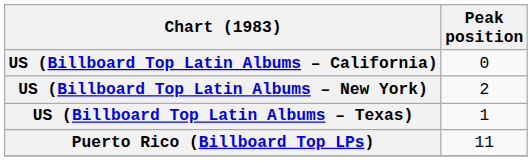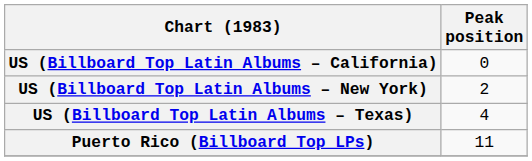(484, 116) 1 -> (484, 116) 4
